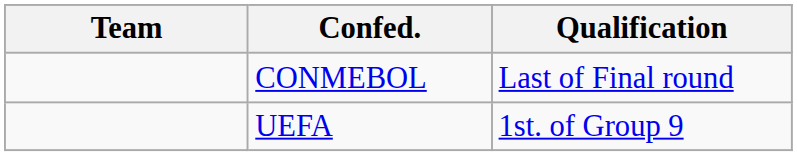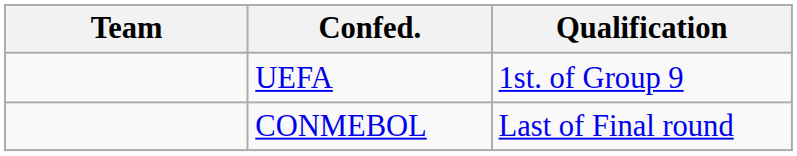rows swapped: (294, 125) <-> (341, 77)
